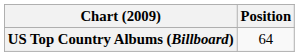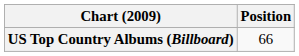(266, 39) 64 -> (266, 39) 66
